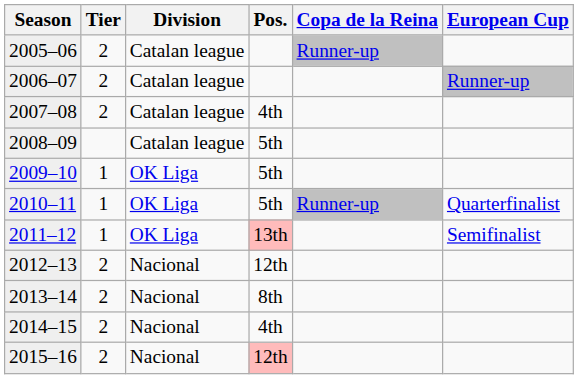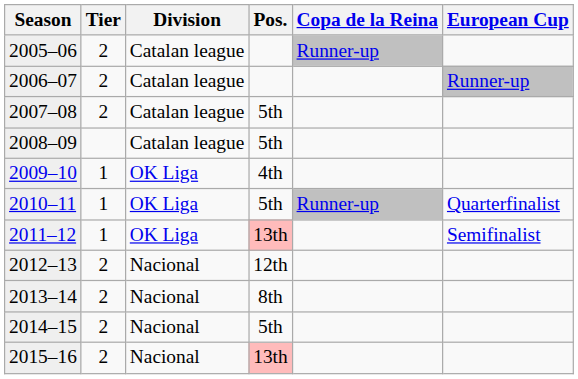(270, 111) 4th -> (270, 111) 5th
(270, 173) 5th -> (270, 173) 4th
(270, 326) 4th -> (270, 326) 5th
(270, 357) 12th -> (270, 357) 13th
